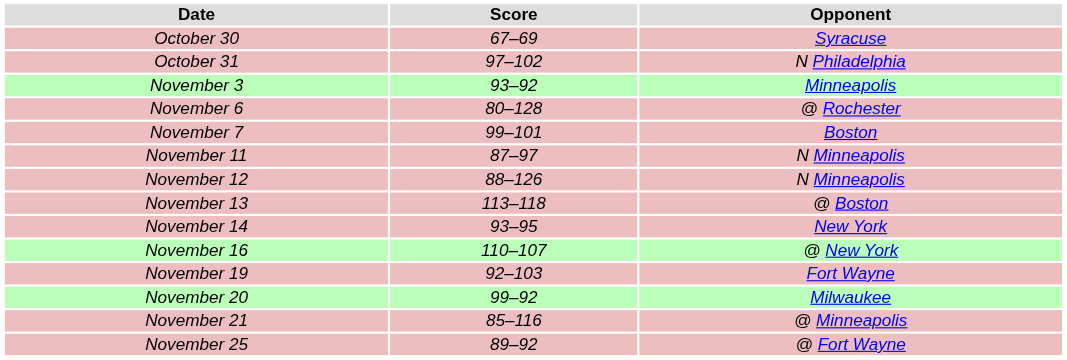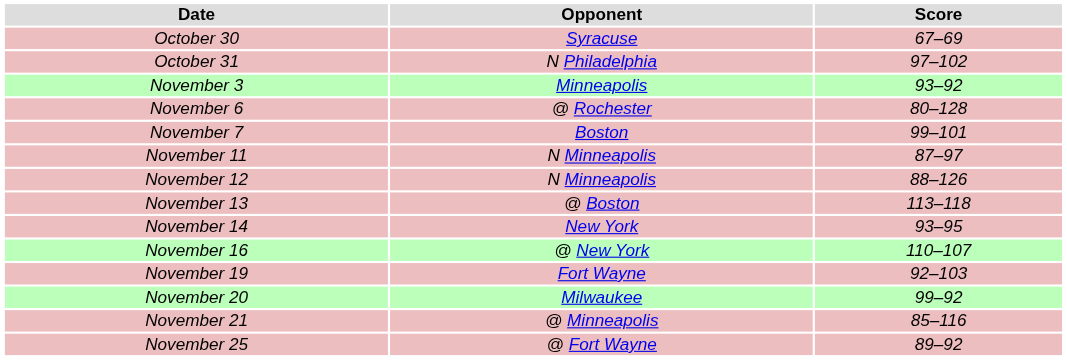columns swapped: (851, 14) <-> (514, 14)
